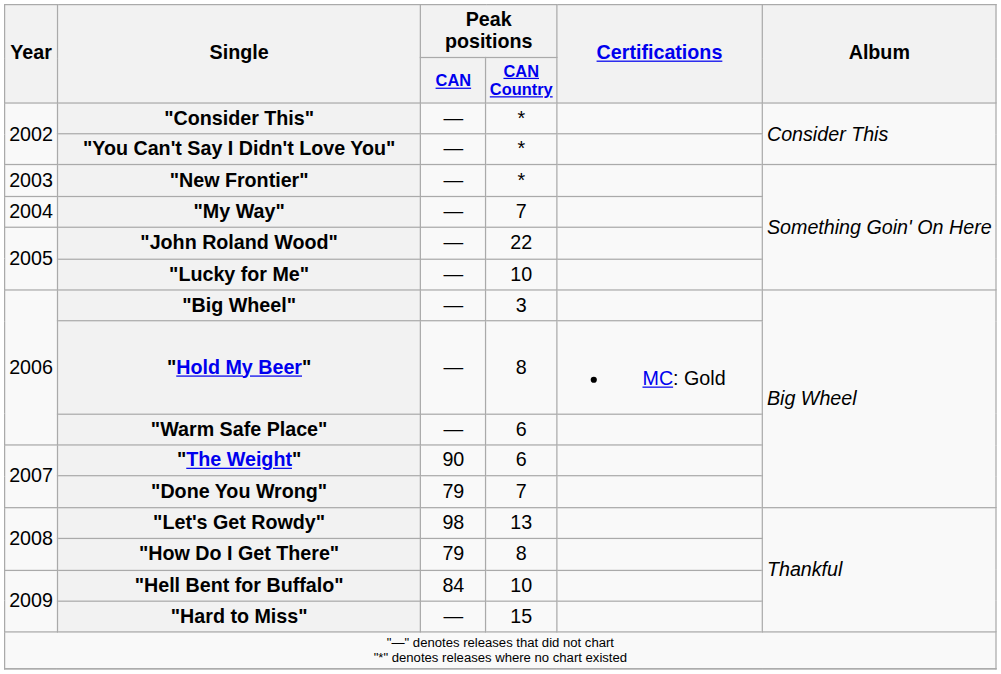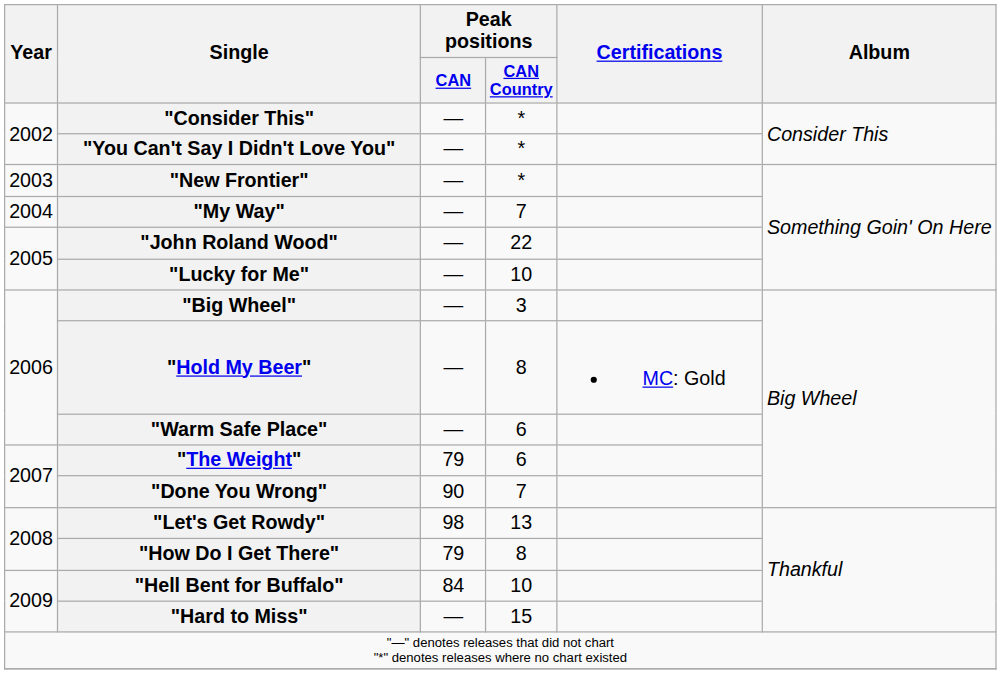(453, 460) 90 -> (453, 460) 79
(453, 491) 79 -> (453, 491) 90
